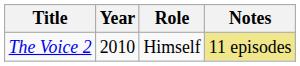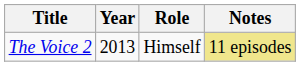(117, 46) 2010 -> (117, 46) 2013
